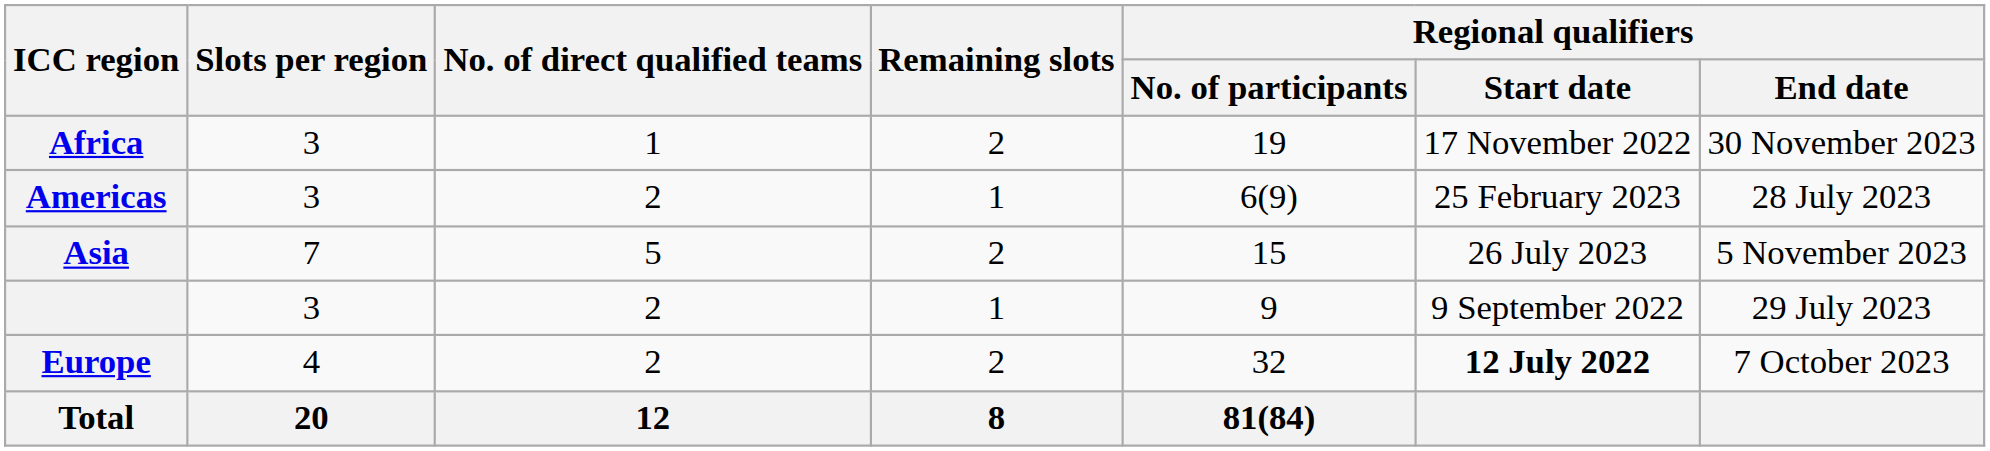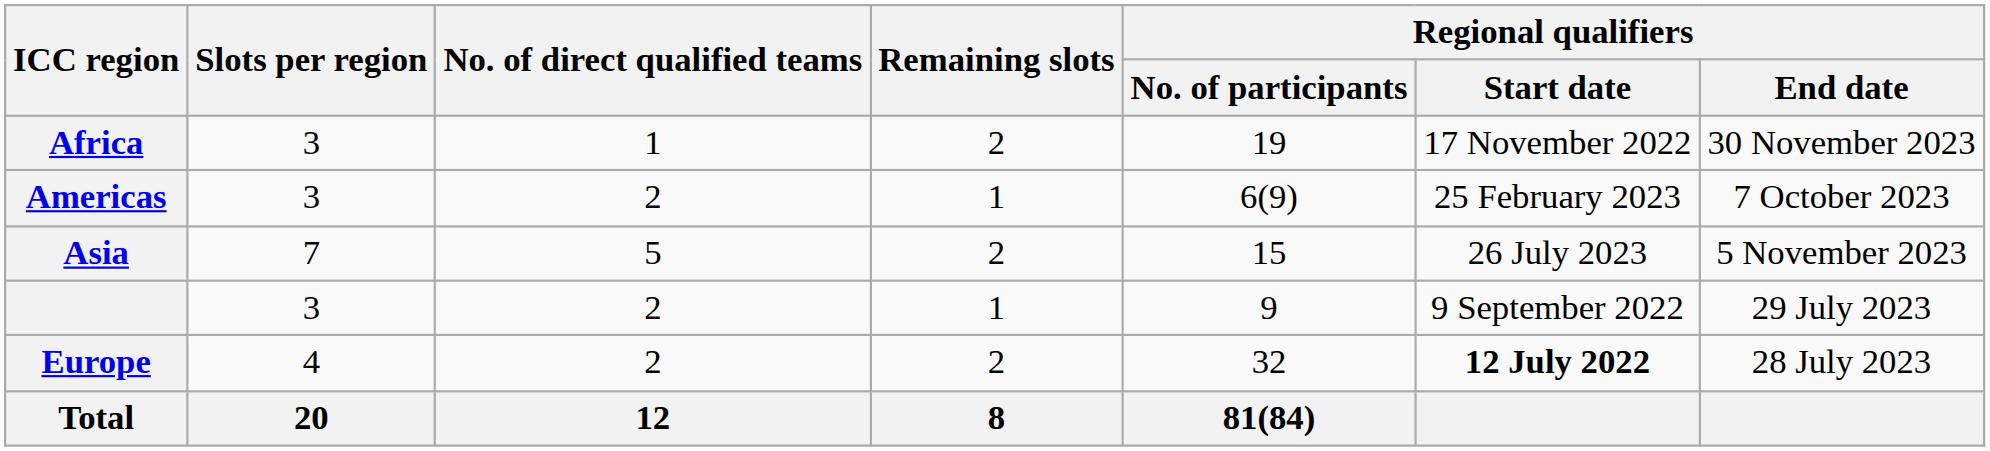(1841, 197) 28 July 2023 -> (1842, 197) 7 October 2023
(1842, 362) 7 October 2023 -> (1841, 362) 28 July 2023
